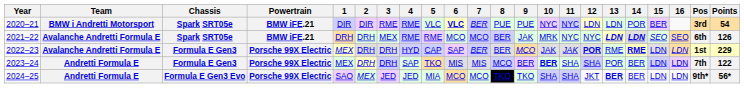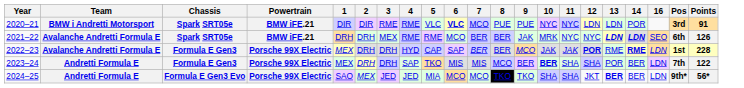- column: (658, 10)
(479, 24) BER -> (479, 24) MCO
(725, 24) 54 -> (703, 24) 91
(479, 37) MCO -> (479, 37) BER
(725, 50) 229 -> (703, 50) 228
